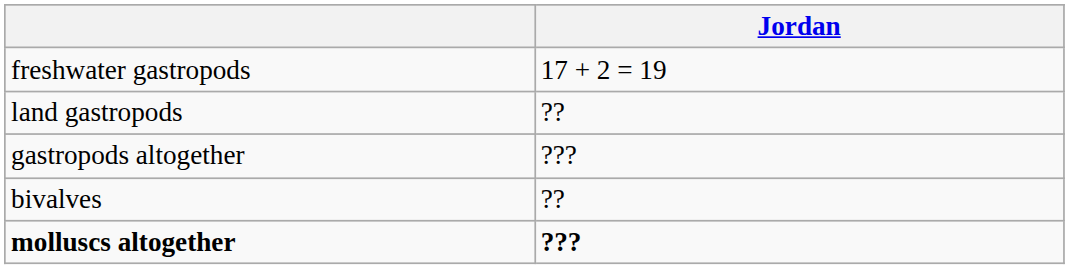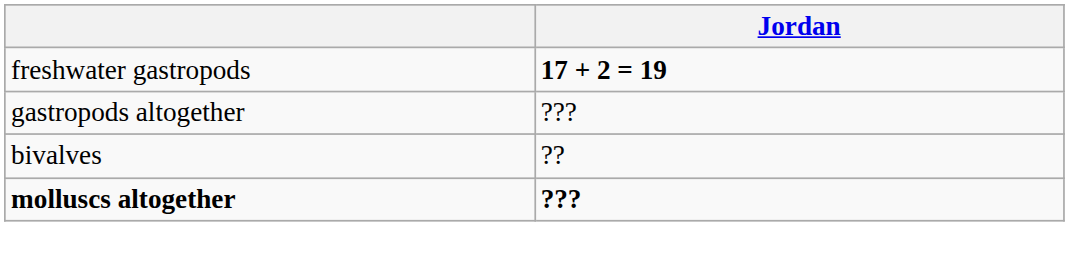(604, 69) normal -> (604, 69) bold
- row: (97, 112)
